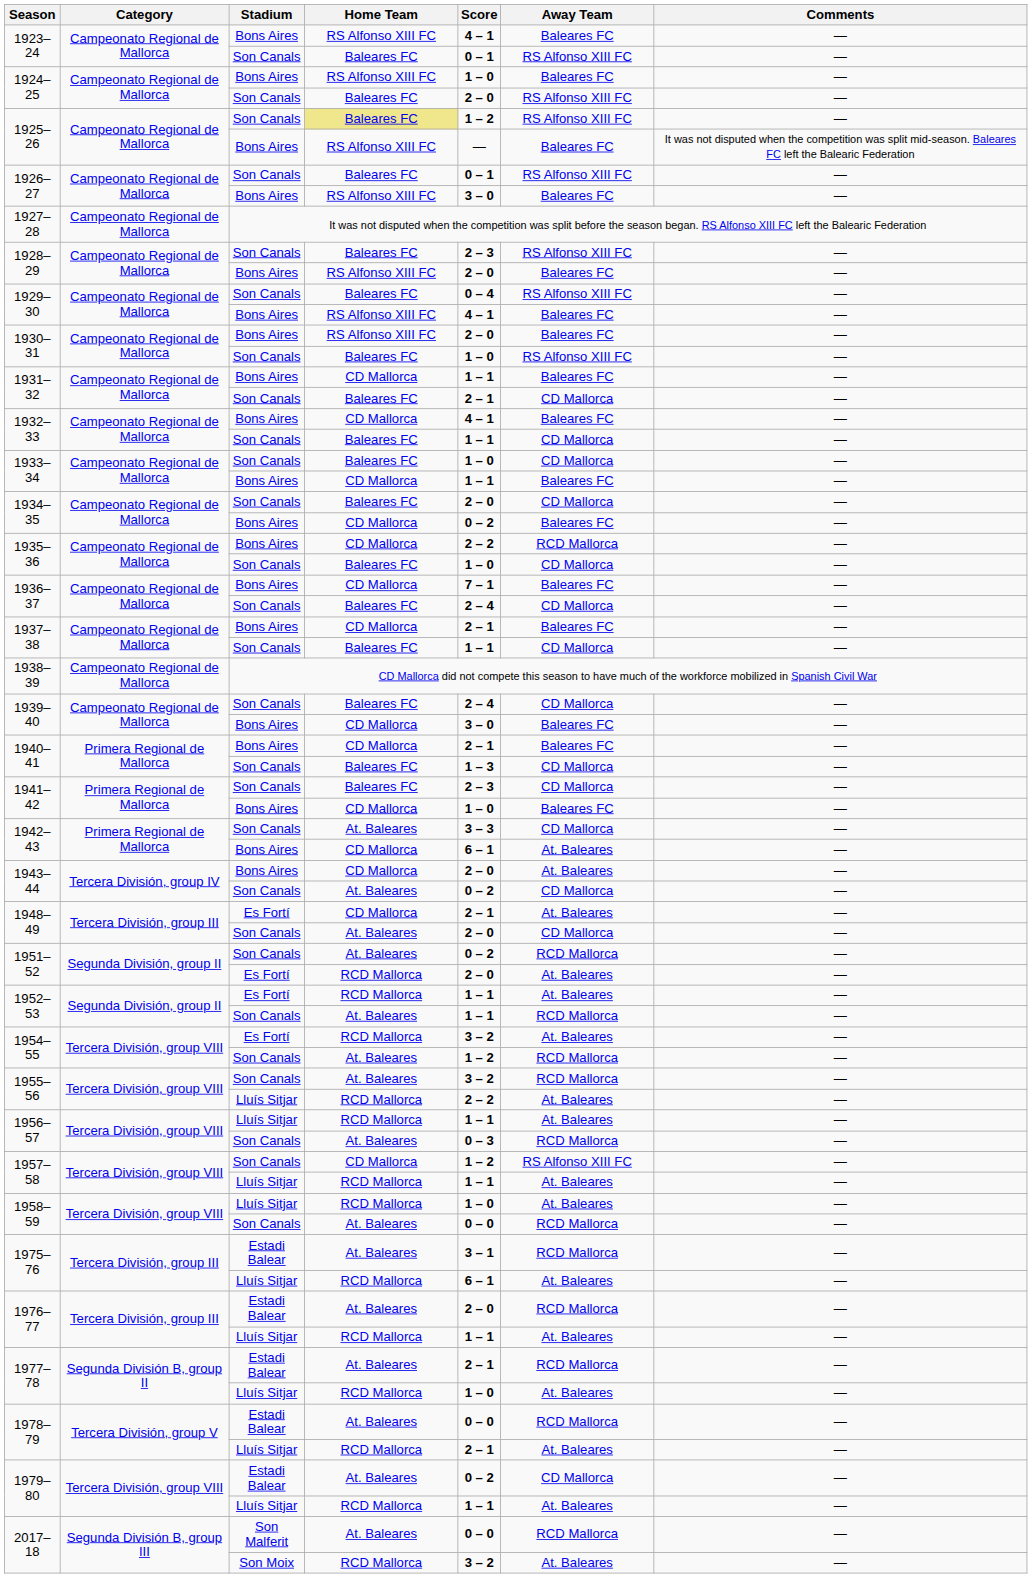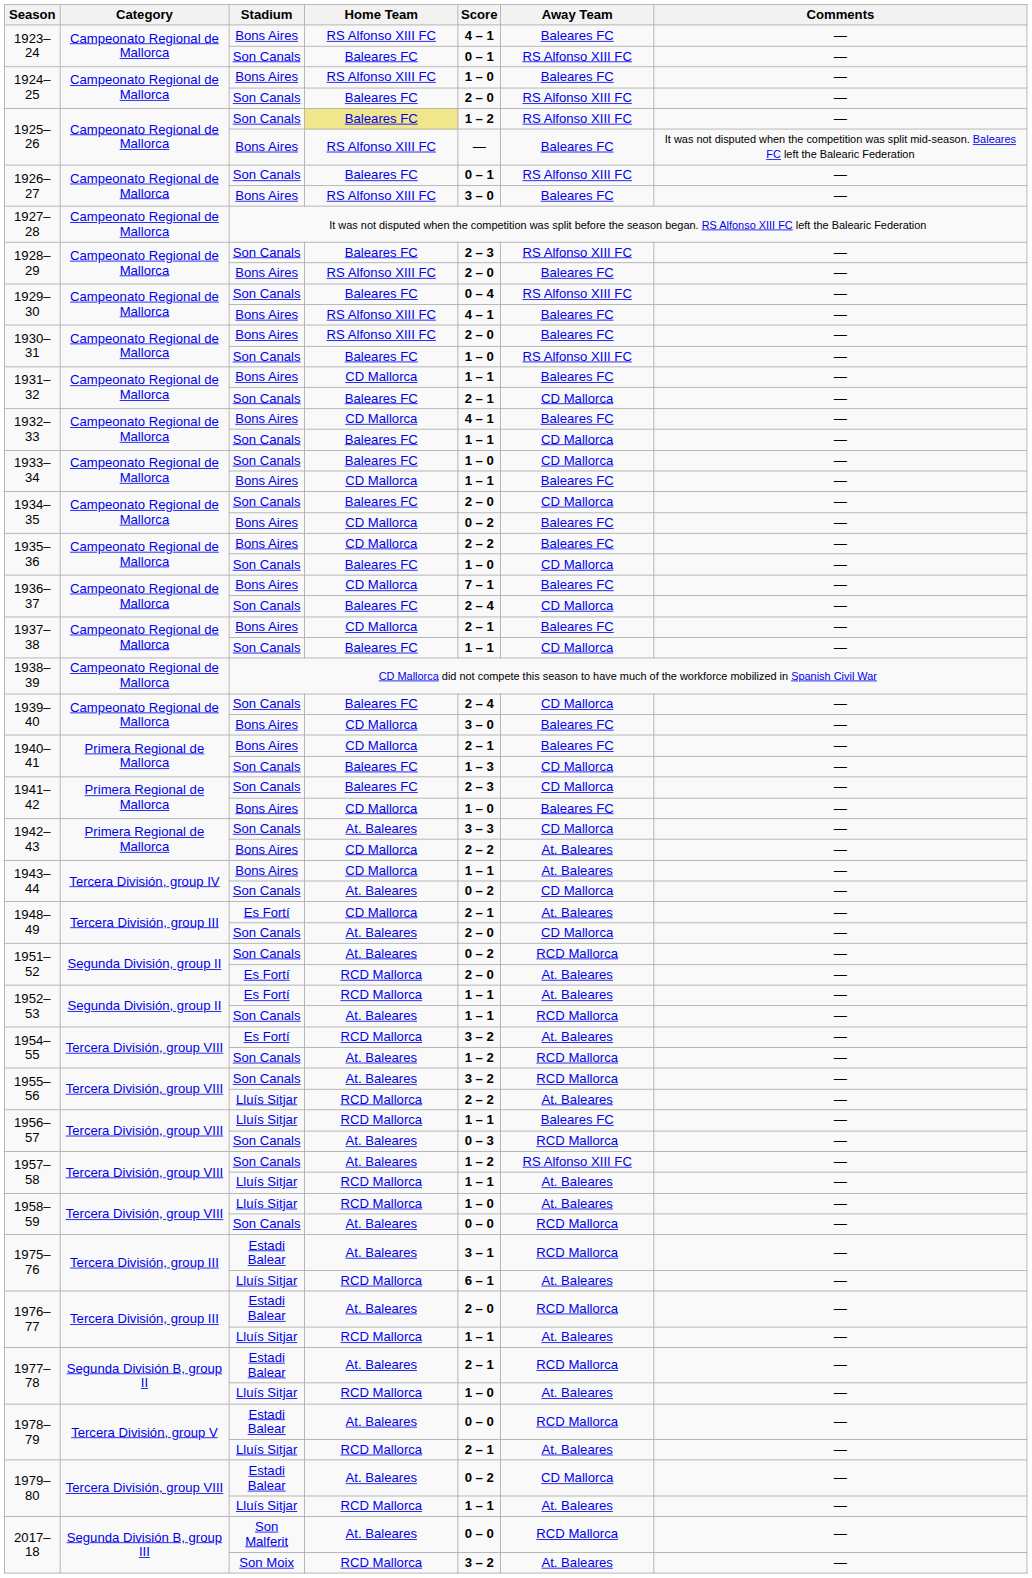(577, 543) RCD Mallorca -> (577, 543) Baleares FC
(479, 849) 6 – 1 -> (479, 849) 2 – 2
(479, 870) 2 – 0 -> (479, 870) 1 – 1
(577, 1120) At. Baleares -> (577, 1120) Baleares FC
(381, 1161) CD Mallorca -> (381, 1161) At. Baleares
